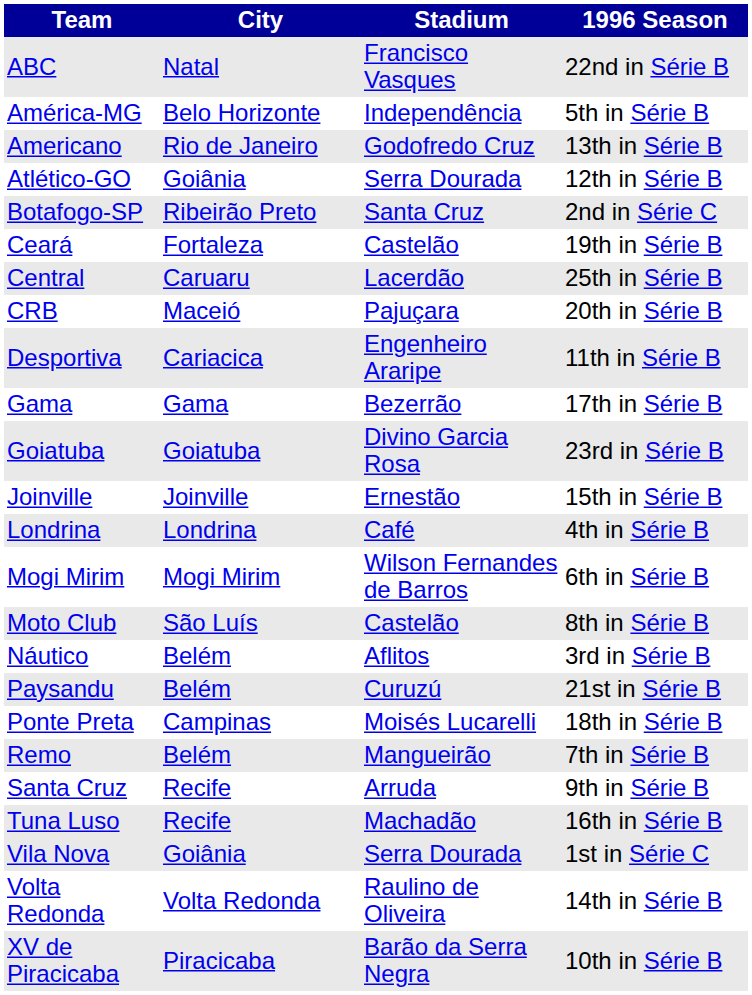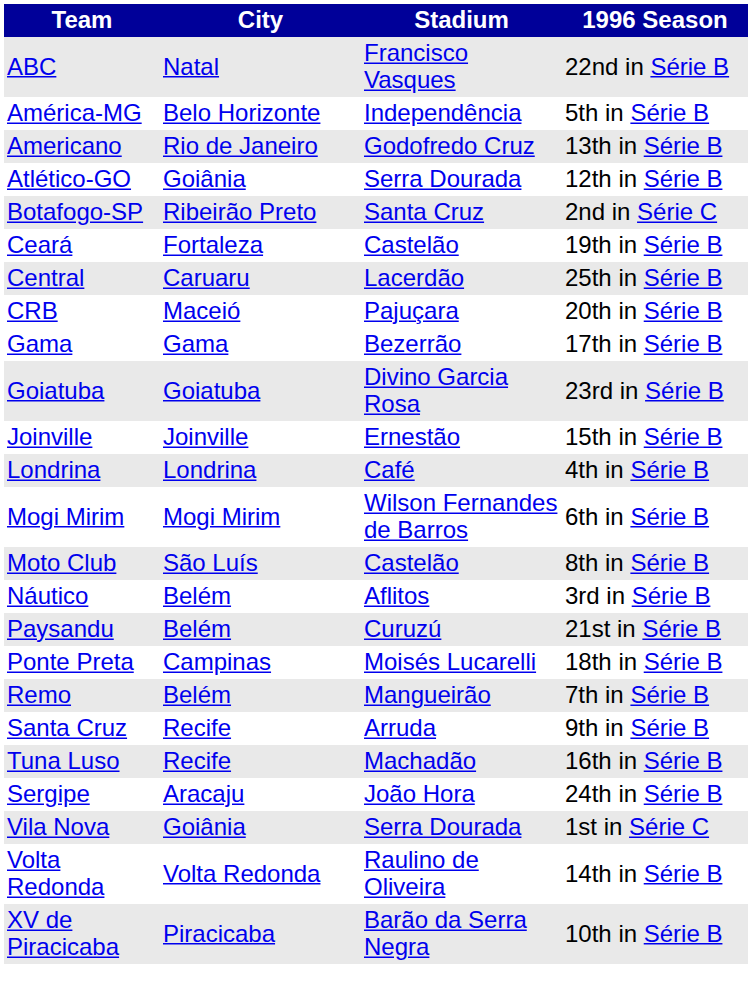- row: (64, 357)
+ row: (48, 794)
